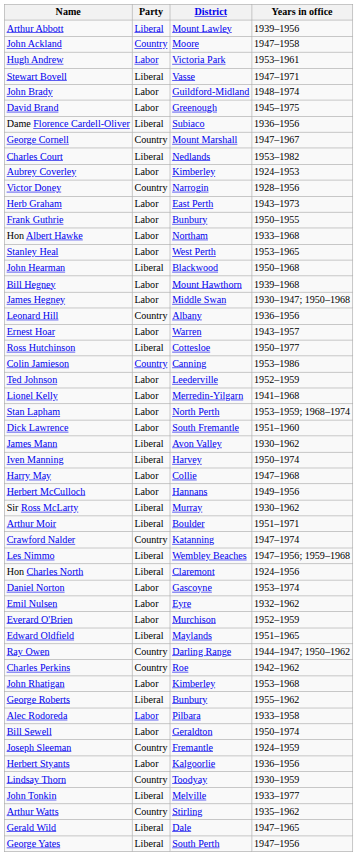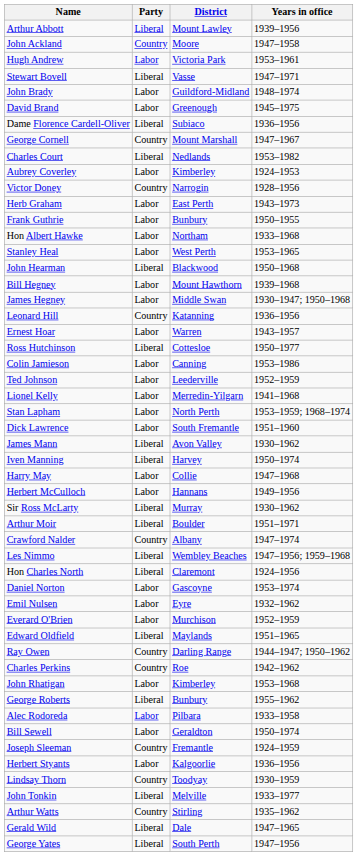(187, 316) Albany -> (193, 316) Katanning
(151, 364) Country -> (146, 364) Labor
(193, 540) Katanning -> (187, 540) Albany
